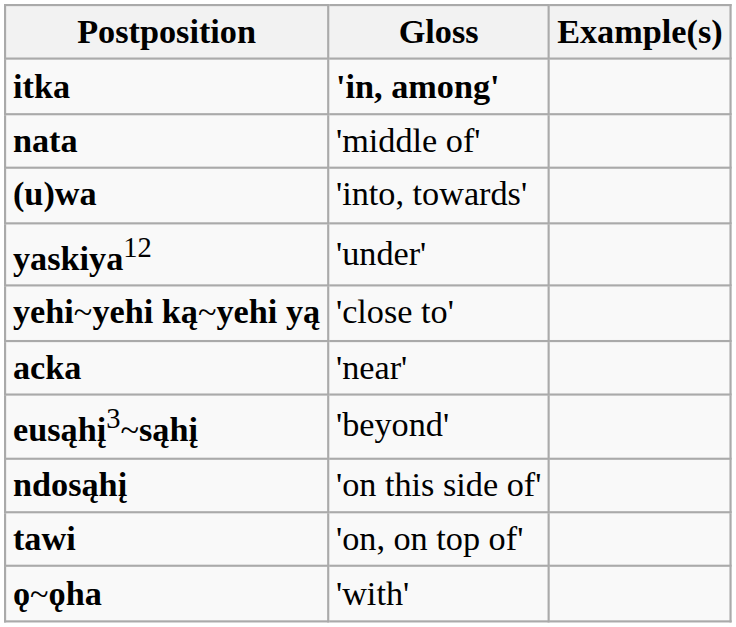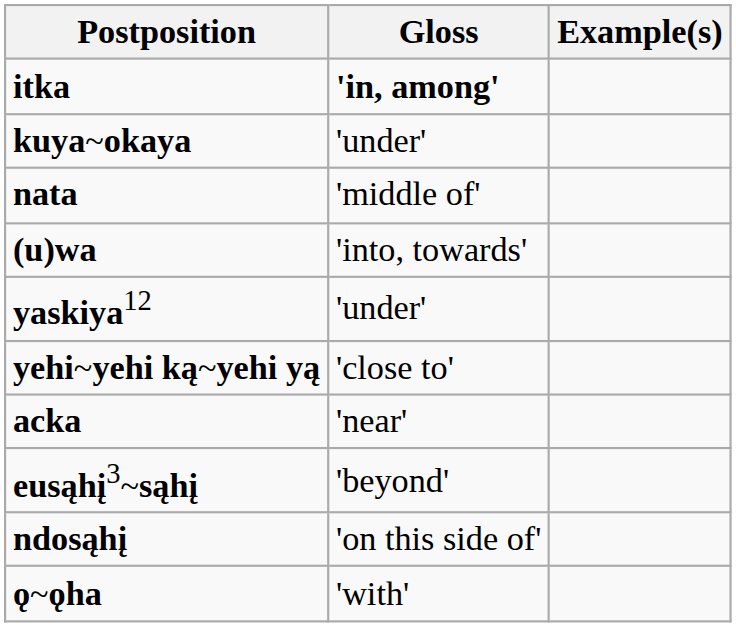+ row: (102, 140)
- row: (44, 538)
